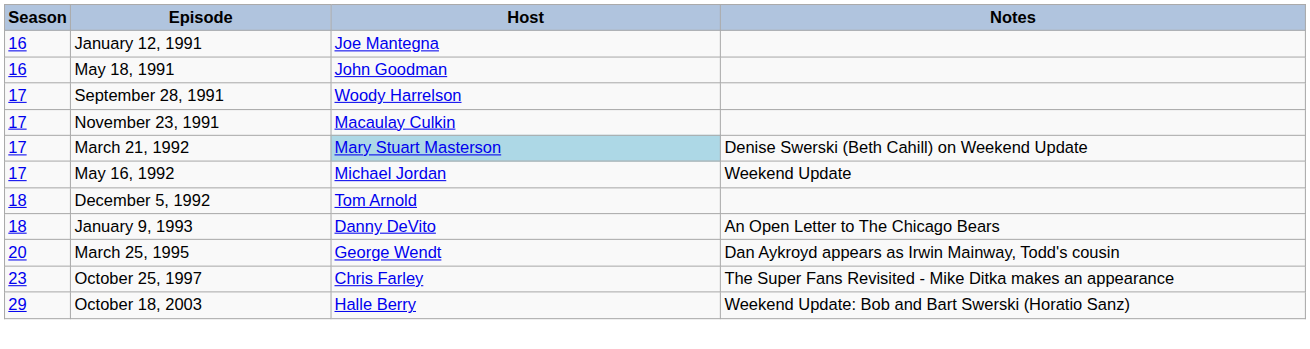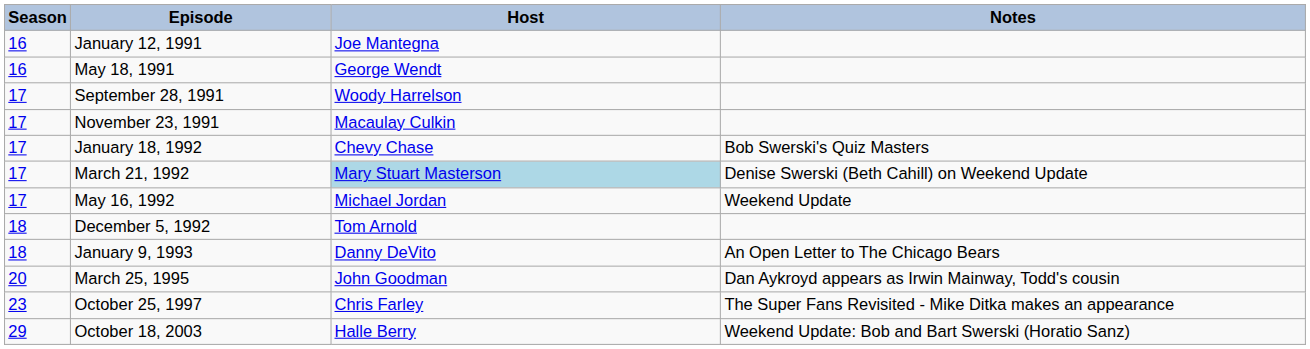(391, 69) John Goodman -> (388, 69) George Wendt
+ row: (138, 148)
(388, 252) George Wendt -> (391, 278) John Goodman
